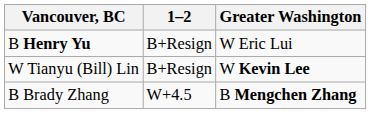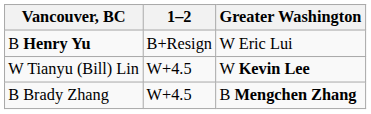(179, 69) B+Resign -> (169, 69) W+4.5
